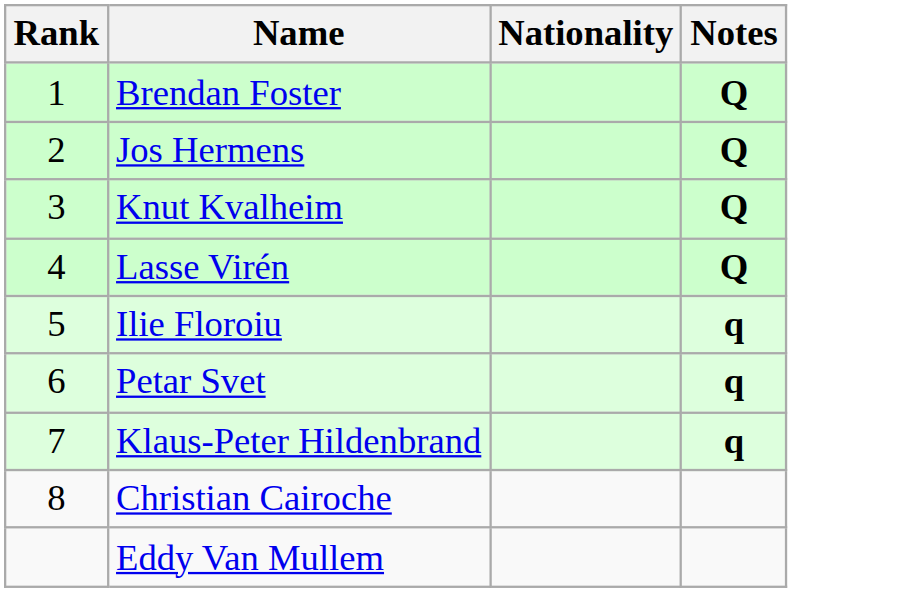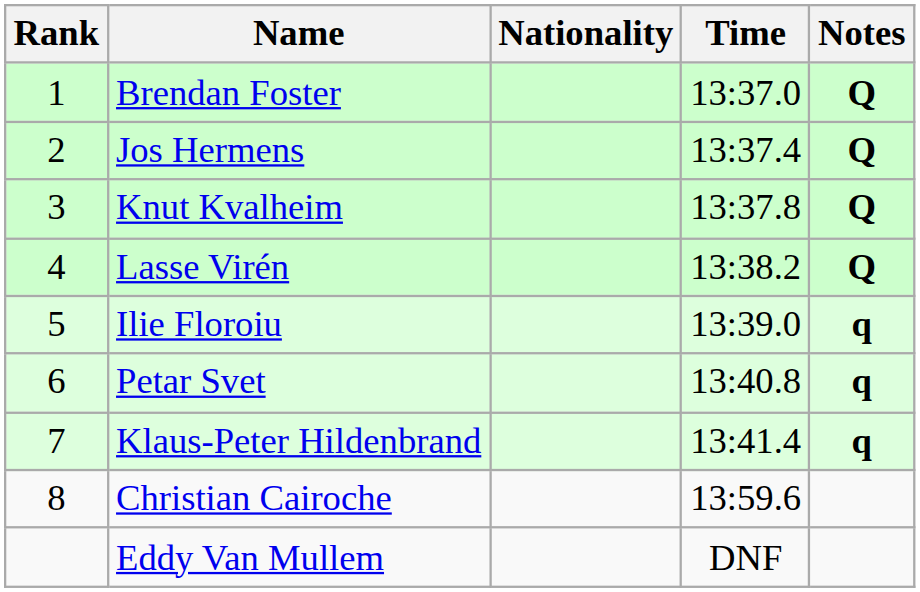+ column: (746, 33)
